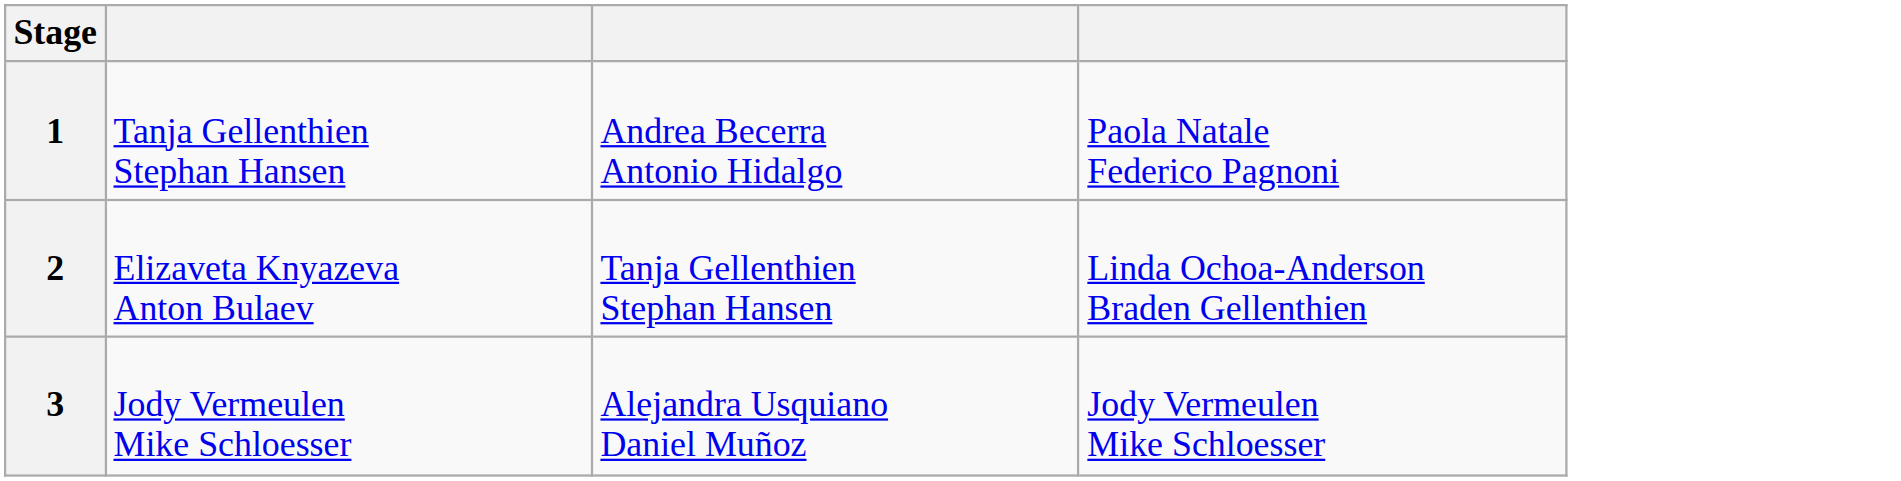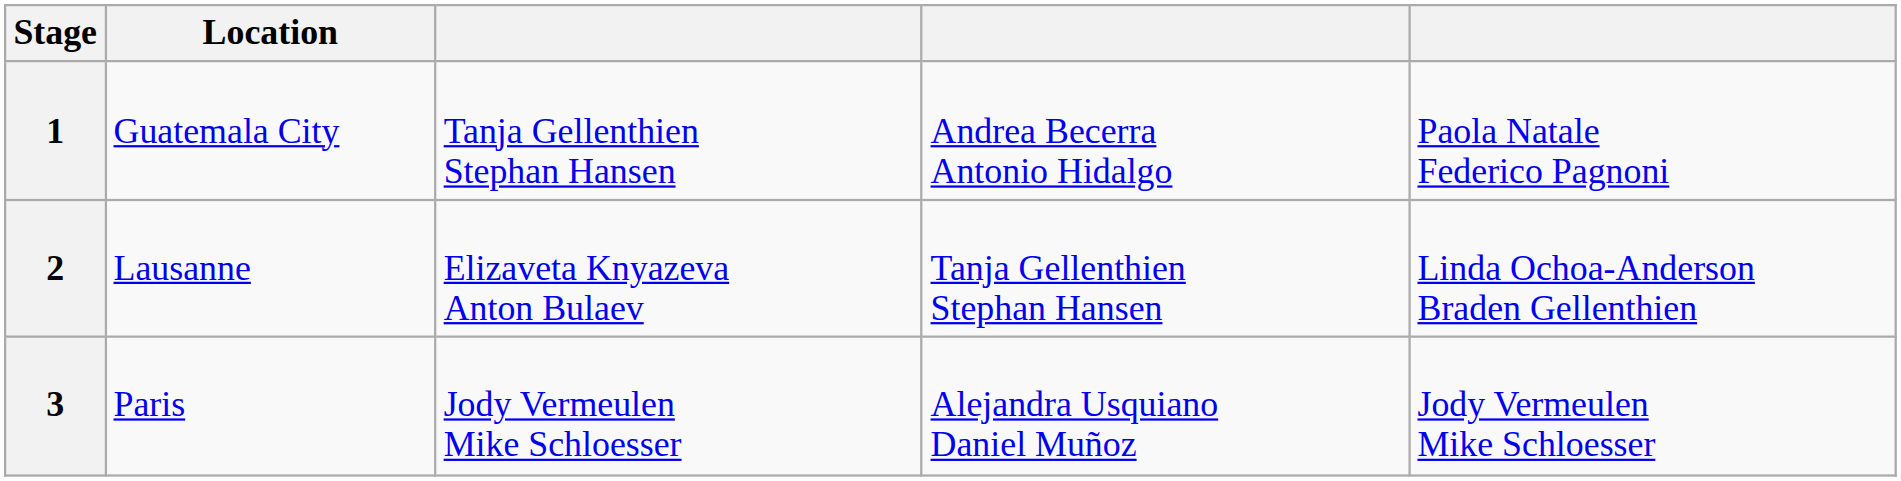+ column: (270, 32)
